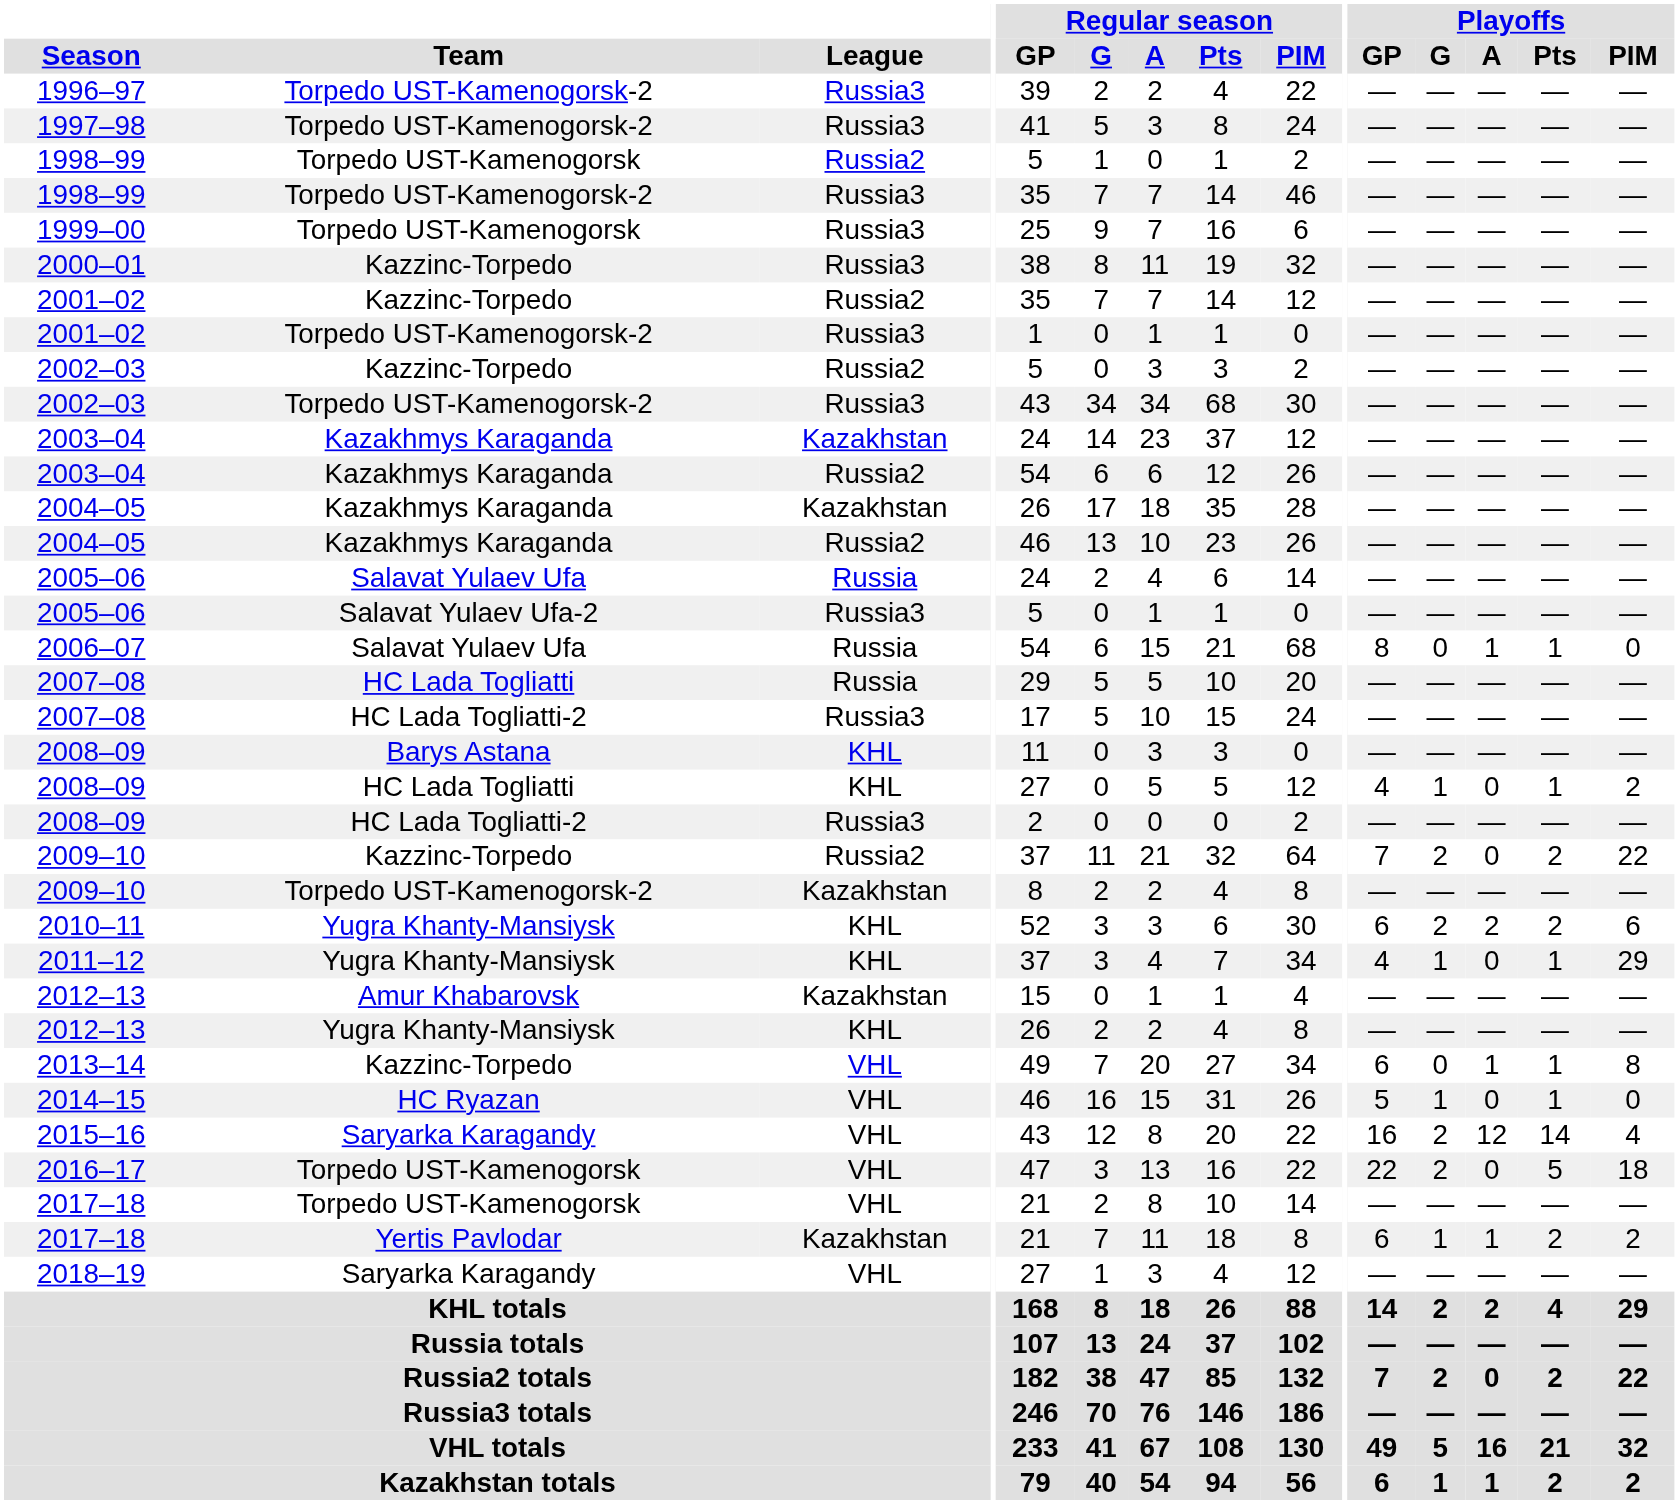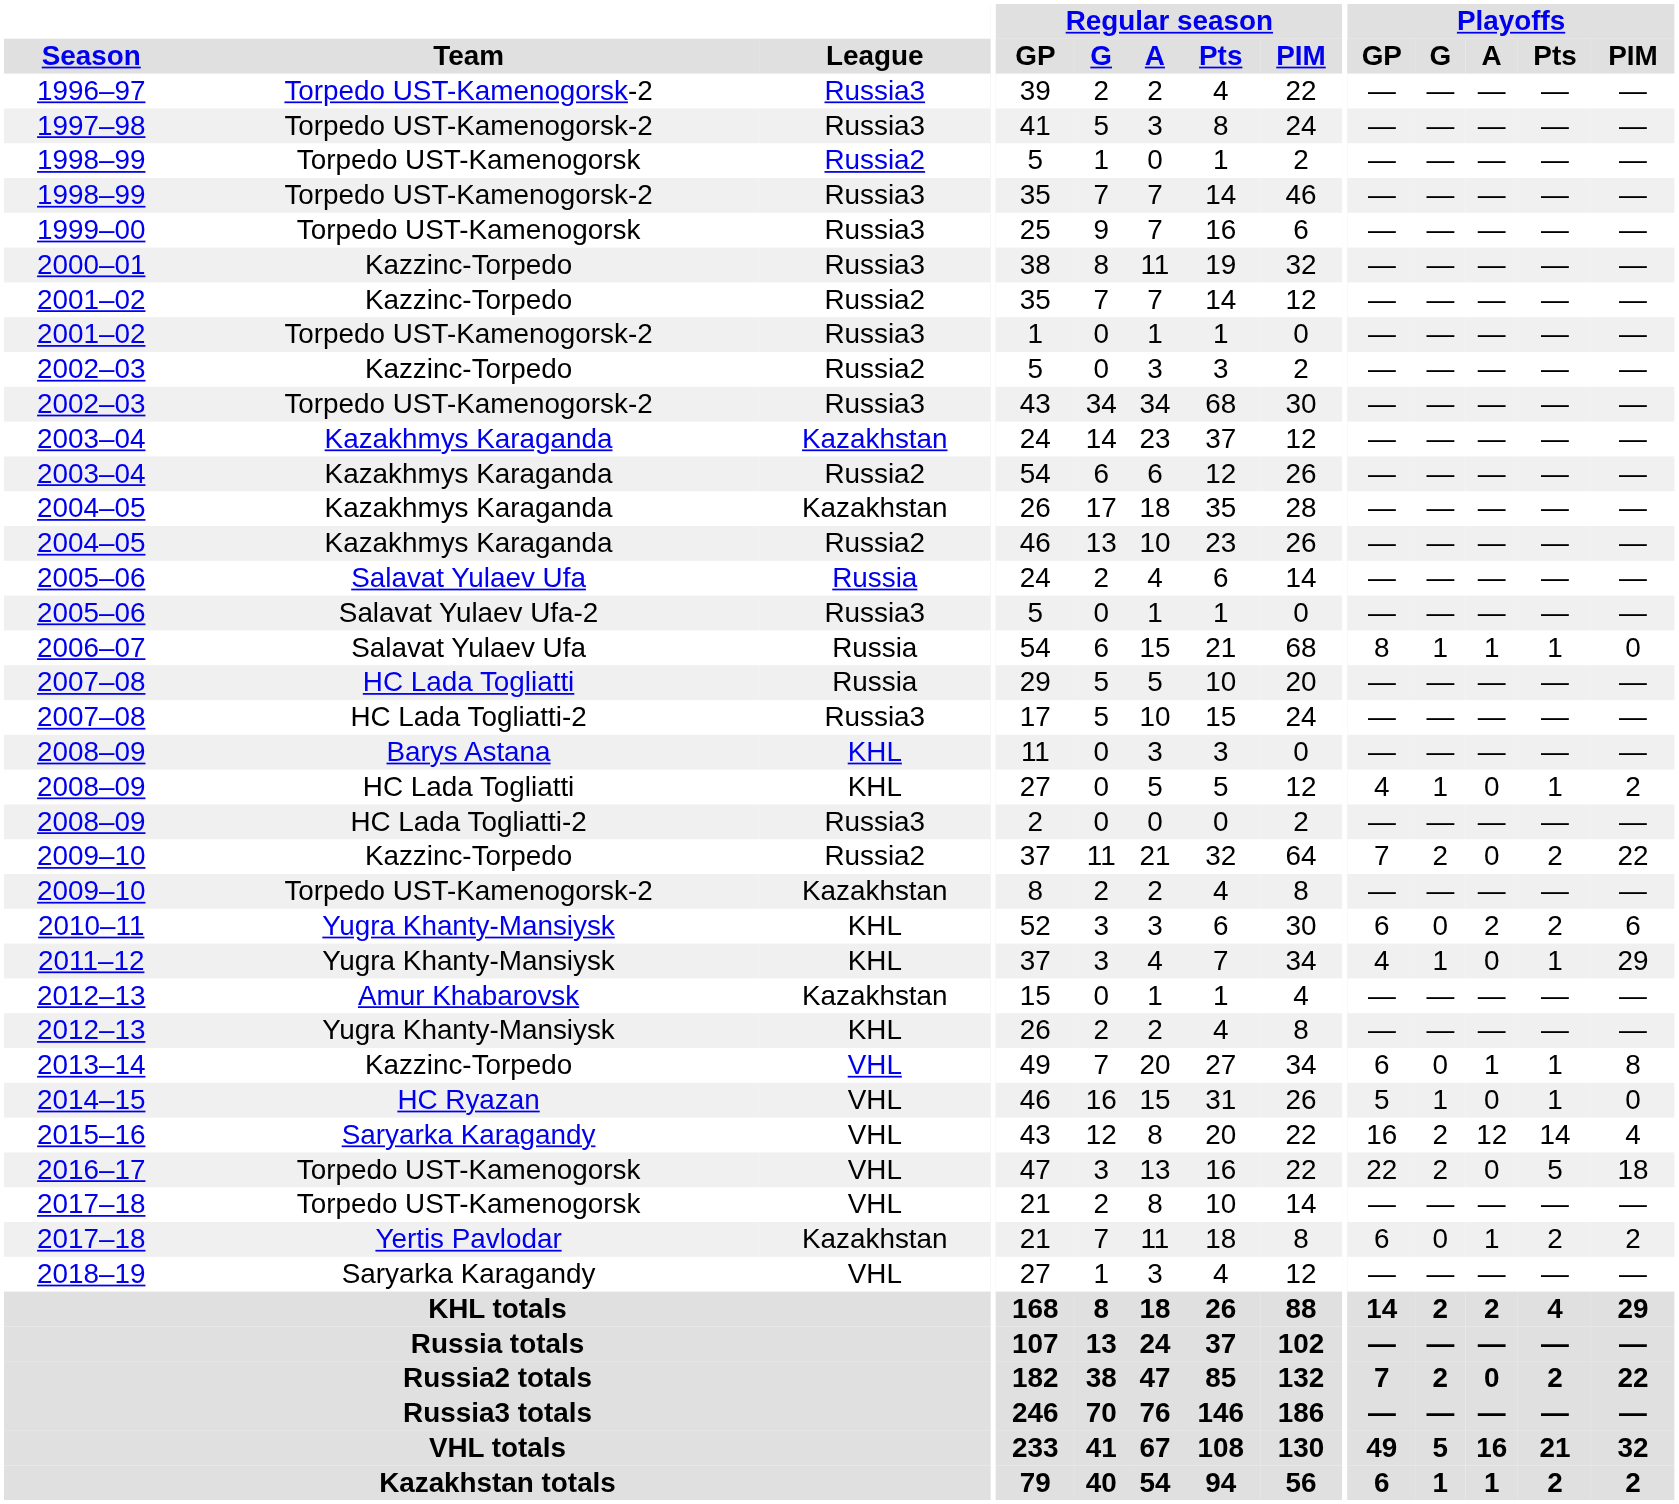(1440, 647) 0 -> (1440, 647) 1
(1440, 925) 2 -> (1440, 925) 0
(1440, 1239) 1 -> (1440, 1239) 0
